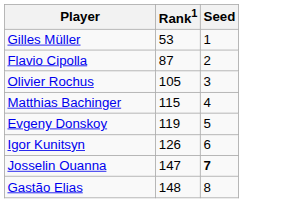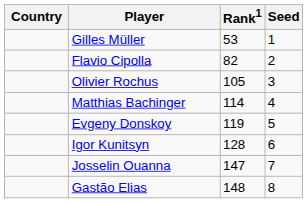+ column: (37, 16)
(166, 60) 87 -> (230, 60) 82
(169, 102) 115 -> (234, 102) 114
(170, 144) 126 -> (234, 144) 128
(207, 166) bold -> (272, 166) normal
